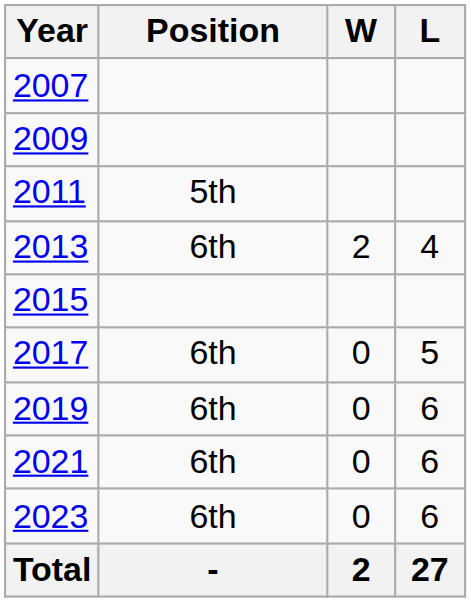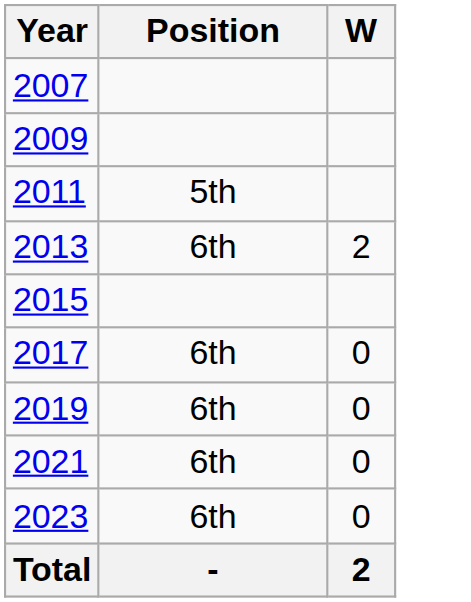- column: (430, 31)
